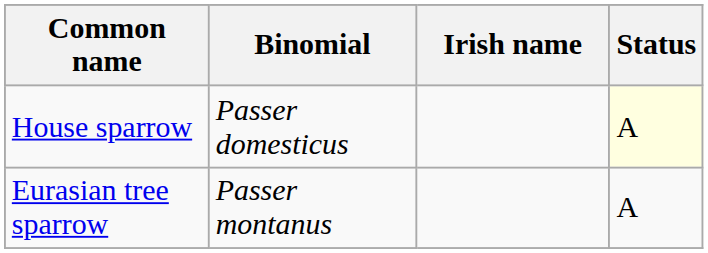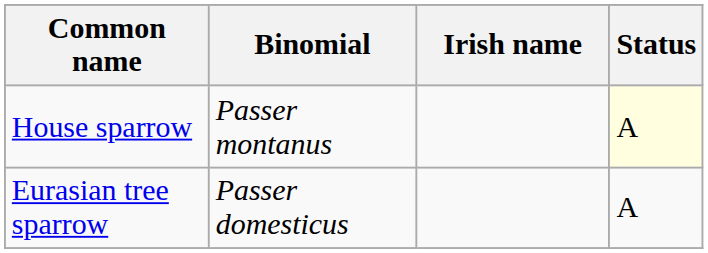(282, 126) Passer domesticus -> (274, 126) Passer montanus
(274, 207) Passer montanus -> (282, 207) Passer domesticus
